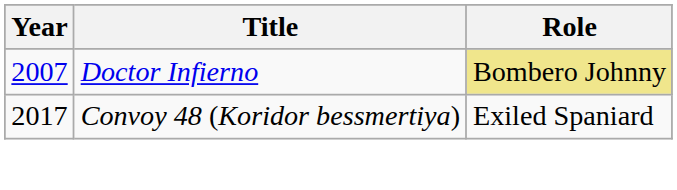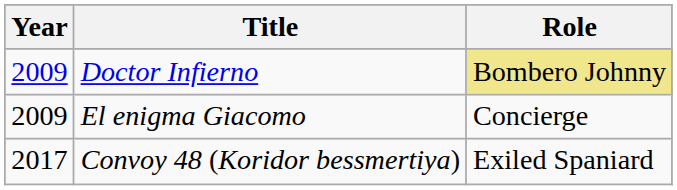(40, 71) 2007 -> (40, 71) 2009
+ row: (193, 116)
